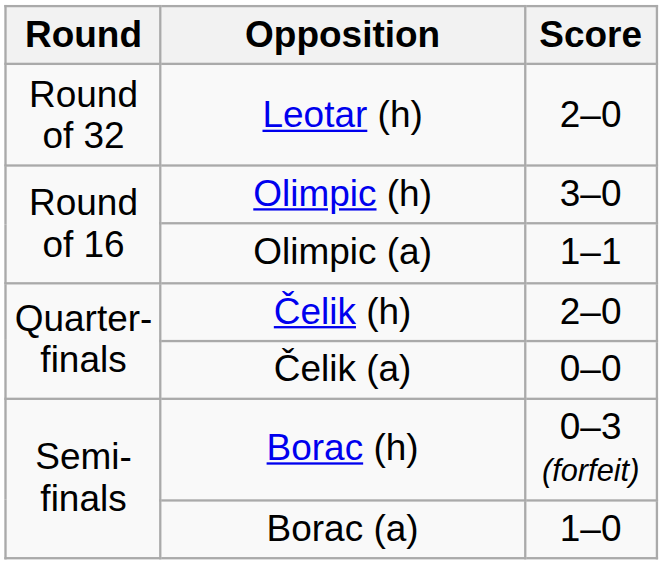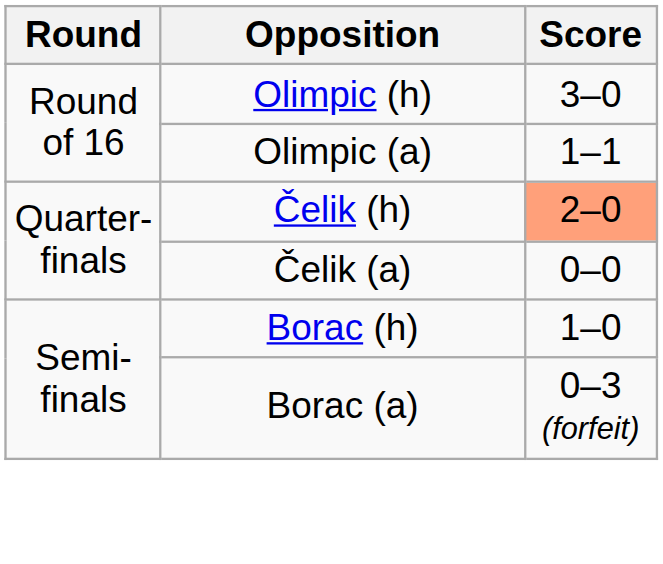- row: (343, 114)
(591, 310) no background -> (591, 210) lightsalmon background
(591, 448) 0–3 (forfeit) -> (591, 327) 1–0
(591, 528) 1–0 -> (591, 407) 0–3 (forfeit)
